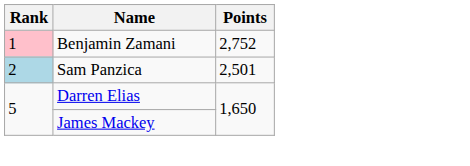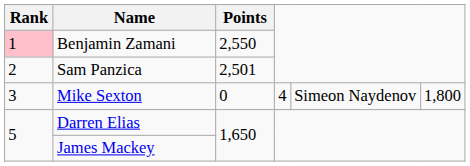(238, 43) 2,752 -> (238, 43) 2,550
(12, 69) lightblue background -> (12, 69) no background
+ row: (99, 95)
